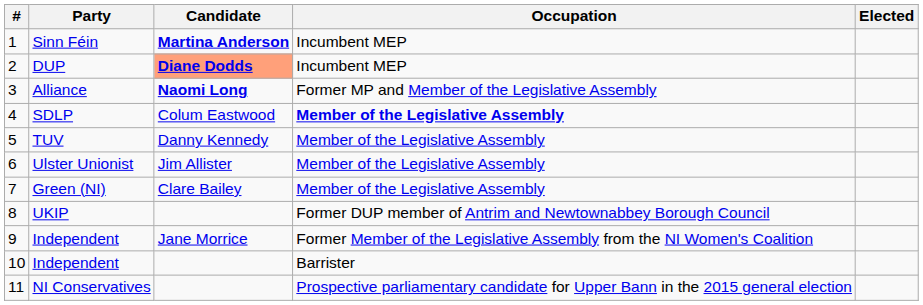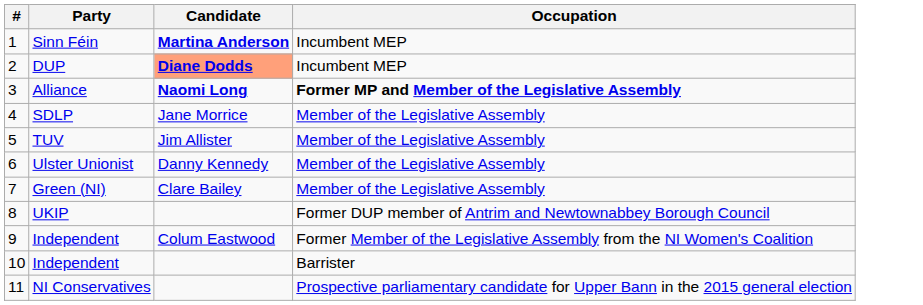- column: (887, 16)
(476, 90) normal -> (489, 90) bold
(216, 115) Colum Eastwood -> (203, 115) Jane Morrice
(430, 115) bold -> (421, 115) normal
(213, 139) Danny Kennedy -> (195, 139) Jim Allister
(195, 164) Jim Allister -> (213, 164) Danny Kennedy
(203, 238) Jane Morrice -> (216, 238) Colum Eastwood
